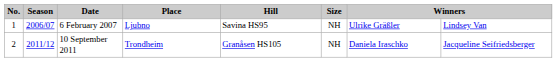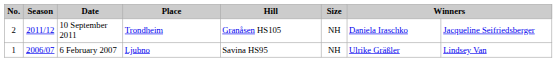rows swapped: (88, 25) <-> (83, 44)
